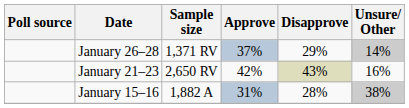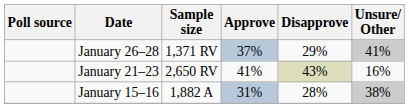(378, 50) 14% -> (378, 50) 41%
(250, 71) 42% -> (250, 71) 41%
